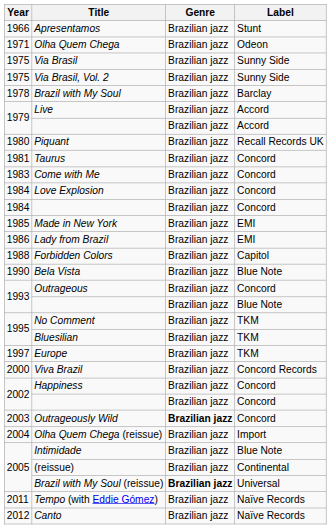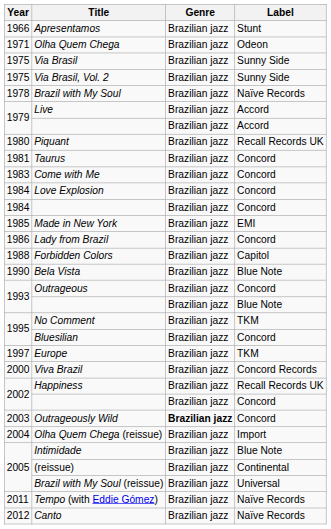(254, 93) Barclay -> (271, 93) Naïve Records
(246, 239) EMI -> (256, 239) Concord
(248, 337) TKM -> (256, 337) Concord
(256, 386) Concord -> (280, 386) Recall Records UK
(200, 483) bold -> (198, 483) normal
